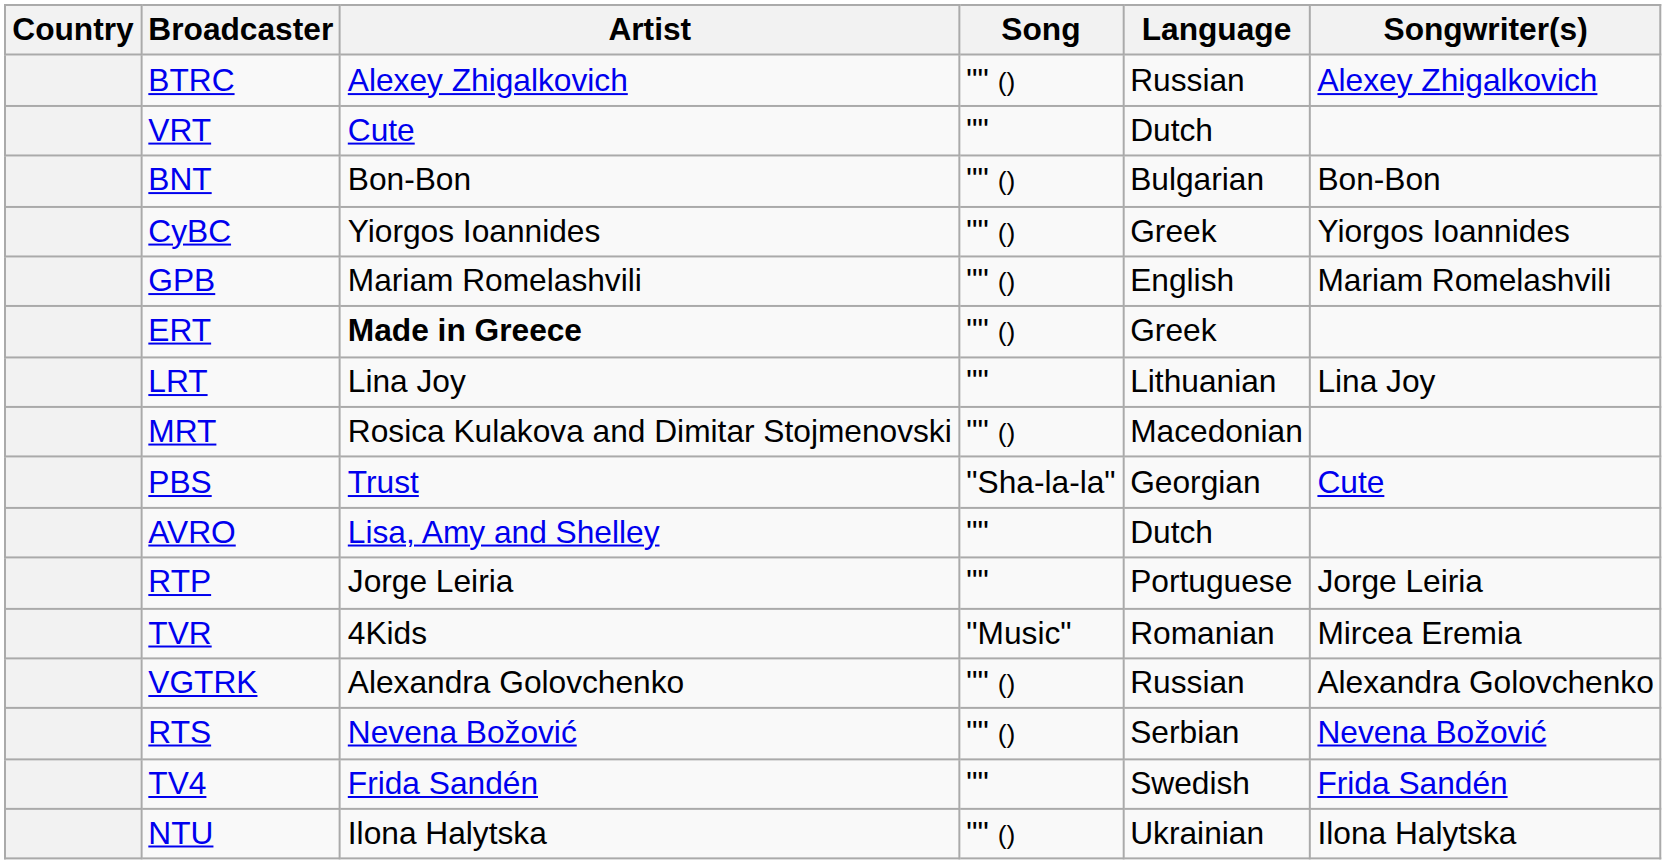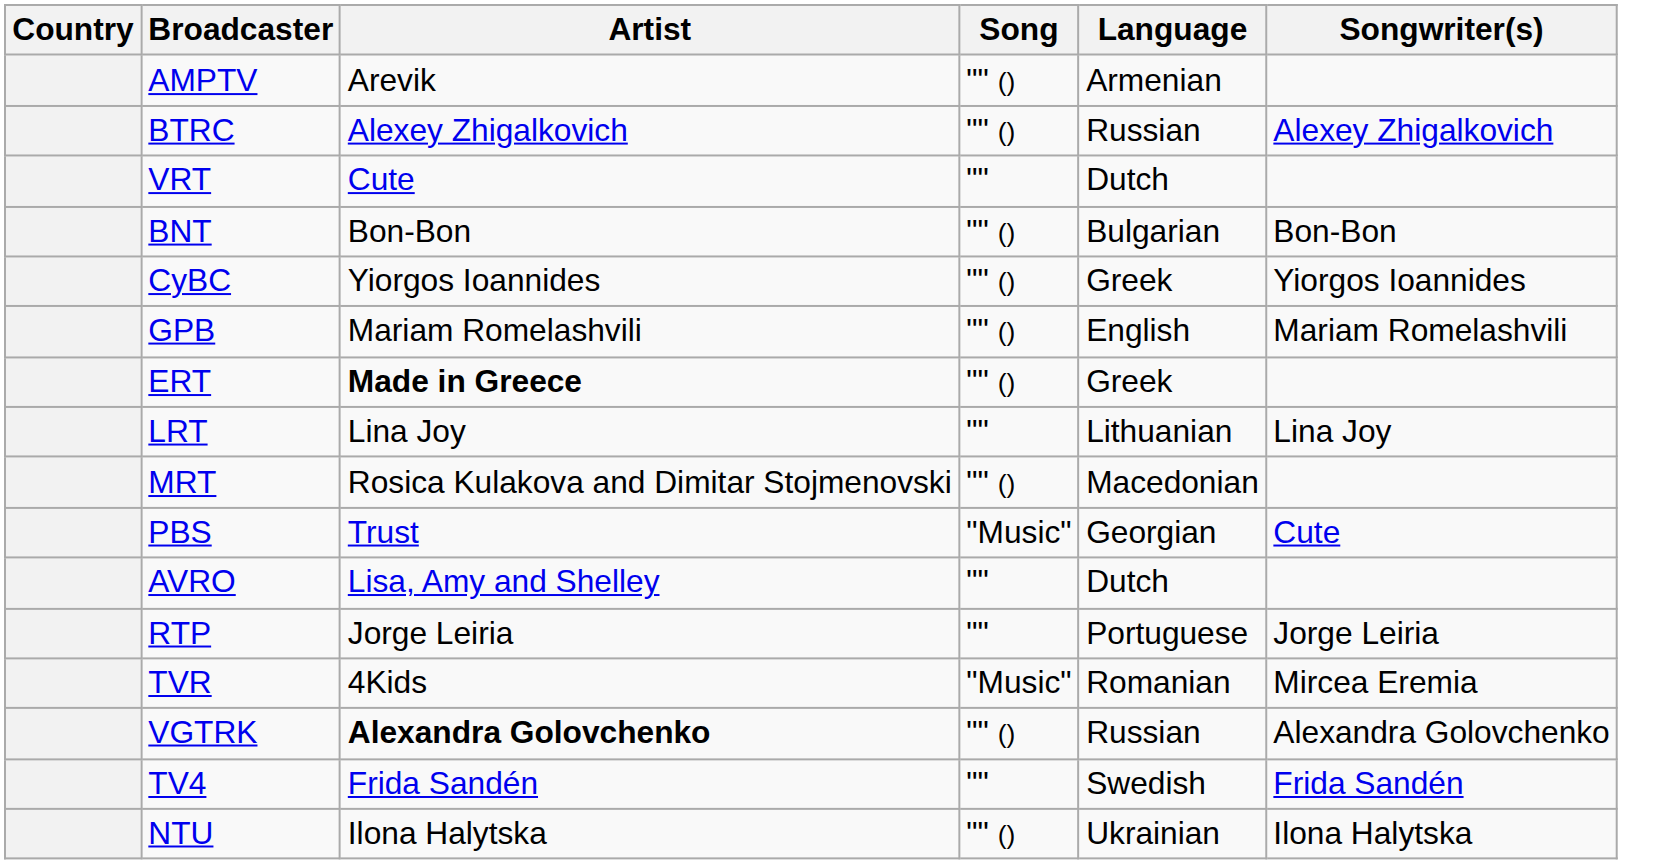+ row: (203, 79)
(1041, 481) "Sha-la-la" -> (1019, 532) "Music"
(516, 682) normal -> (529, 733) bold
- row: (180, 733)
